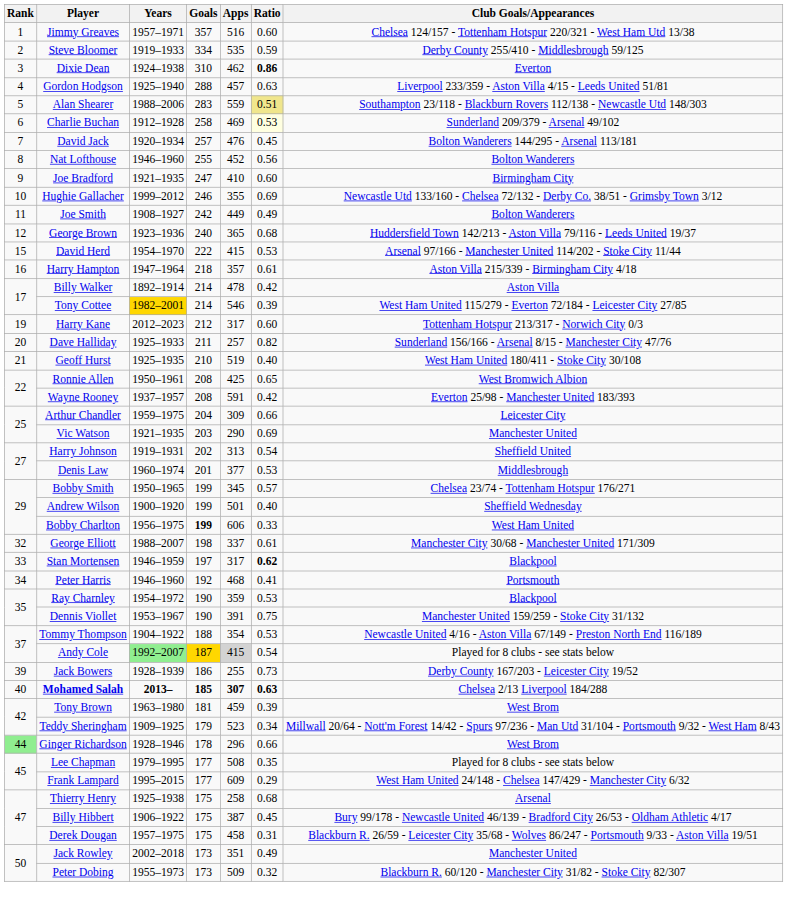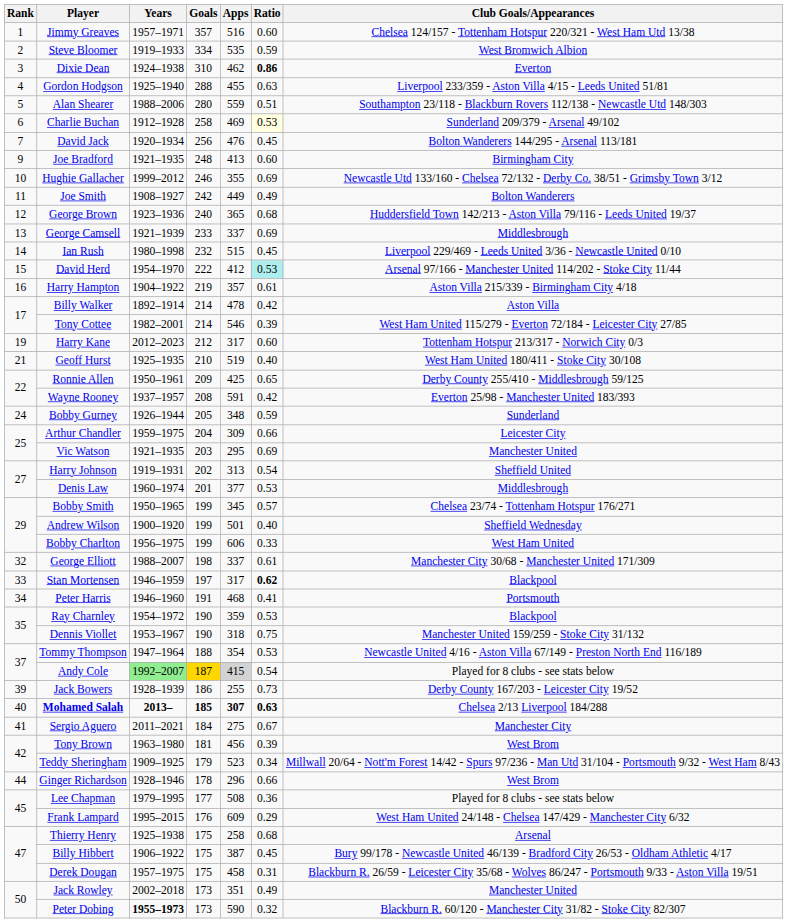(533, 50) Derby County 255/410 - Middlesbrough 59/125 -> (533, 50) West Bromwich Albion
(236, 86) 457 -> (236, 86) 455
(203, 104) 283 -> (203, 104) 280
(267, 104) khaki background -> (267, 104) no background
(203, 141) 257 -> (203, 141) 256
- row: (83, 159)
(203, 178) 247 -> (203, 159) 248
(236, 178) 410 -> (236, 159) 413
+ row: (83, 232)
+ row: (83, 251)
(236, 251) 415 -> (236, 269) 412
(267, 251) no background -> (267, 269) paleturquoise background
(158, 269) 1947–1964 -> (158, 287) 1904–1922
(203, 269) 218 -> (203, 287) 219
(158, 305) gold background -> (158, 324) no background
- row: (83, 342)
(203, 379) 208 -> (203, 379) 209
(533, 379) West Bromwich Albion -> (533, 379) Derby County 255/410 - Middlesbrough 59/125
+ row: (83, 415)
(236, 433) 290 -> (236, 452) 295
(203, 525) bold -> (203, 543) normal
(203, 580) 192 -> (203, 598) 191
(236, 616) 391 -> (236, 634) 318
(158, 634) 1904–1922 -> (158, 653) 1947–1964
+ row: (83, 726)
(236, 707) 459 -> (236, 744) 456
(20, 744) lightgreen background -> (20, 780) no background
(267, 762) 0.35 -> (267, 799) 0.36
(203, 780) 177 -> (203, 817) 176
(158, 872) normal -> (158, 908) bold
(236, 872) 509 -> (236, 908) 590
